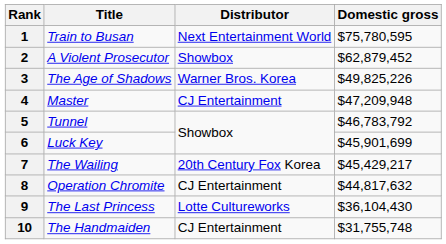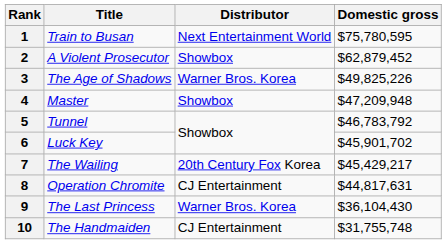(230, 100) CJ Entertainment -> (205, 100) Showbox
(375, 143) $45,901,699 -> (375, 143) $45,901,702
(375, 185) $44,817,632 -> (375, 185) $44,817,631
(234, 206) Lotte Cultureworks -> (237, 206) Warner Bros. Korea
